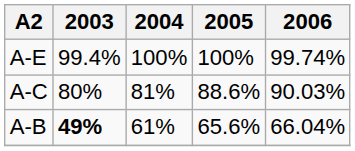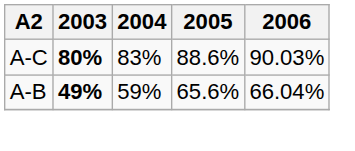- row: (28, 57)
(80, 92) normal -> (80, 57) bold
(153, 92) 81% -> (139, 57) 83%
(153, 127) 61% -> (139, 92) 59%
